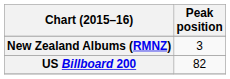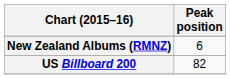(200, 45) 3 -> (200, 45) 6
